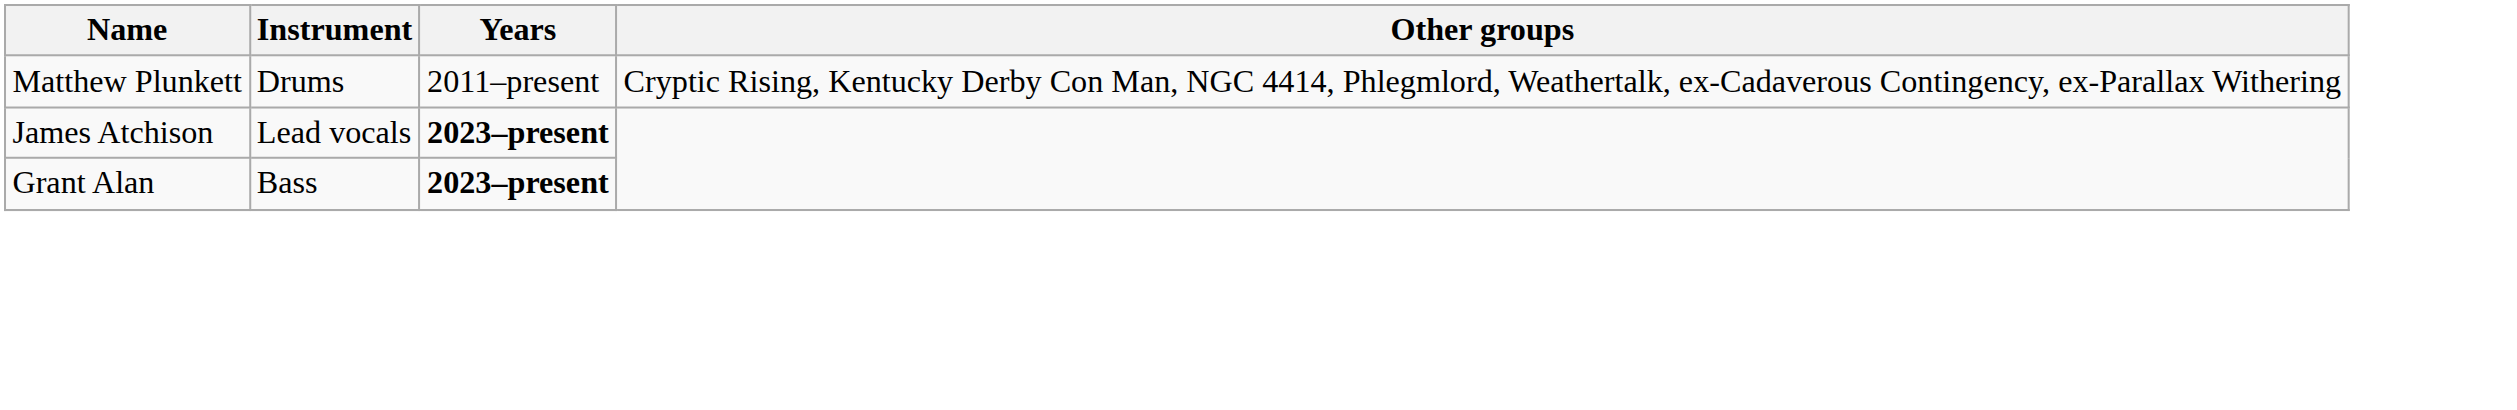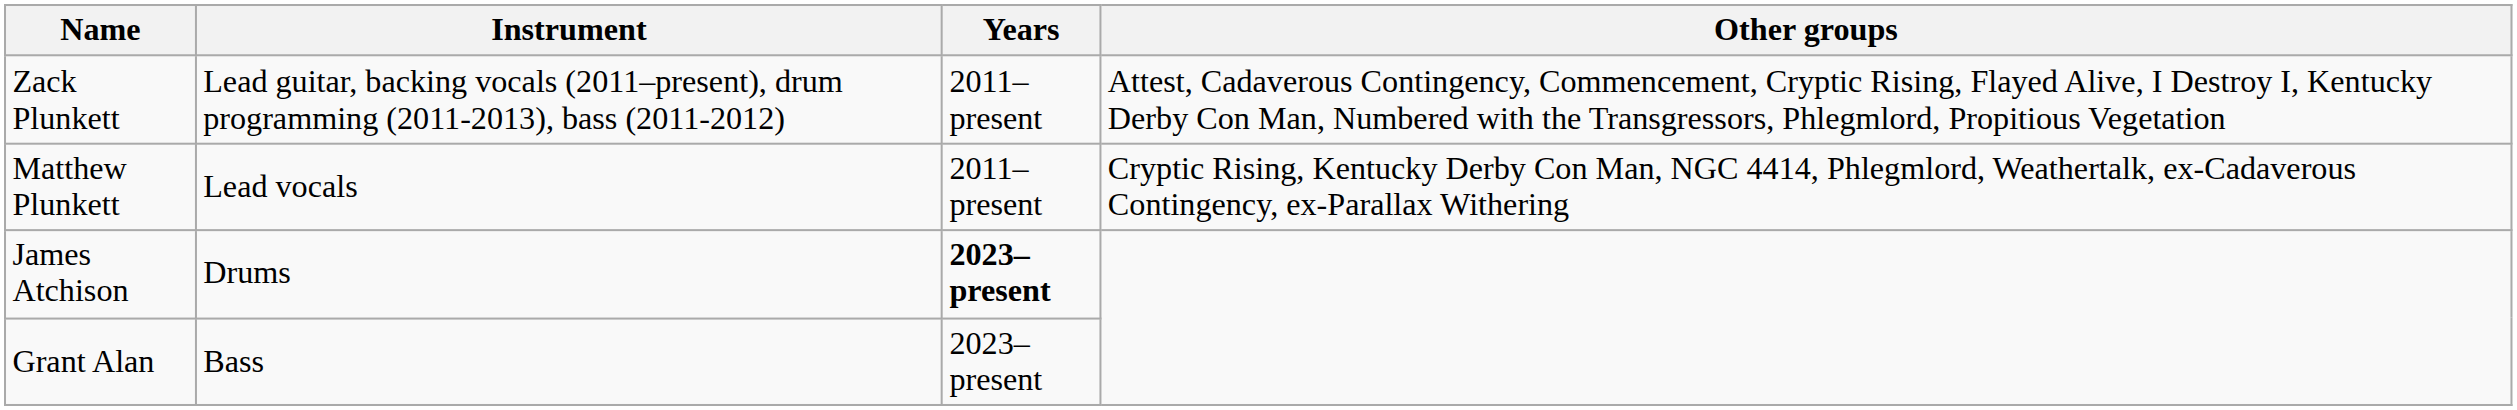+ row: (66, 99)
(301, 81) Drums -> (280, 186) Lead vocals
(334, 132) Lead vocals -> (247, 273) Drums
(518, 183) bold -> (996, 360) normal
